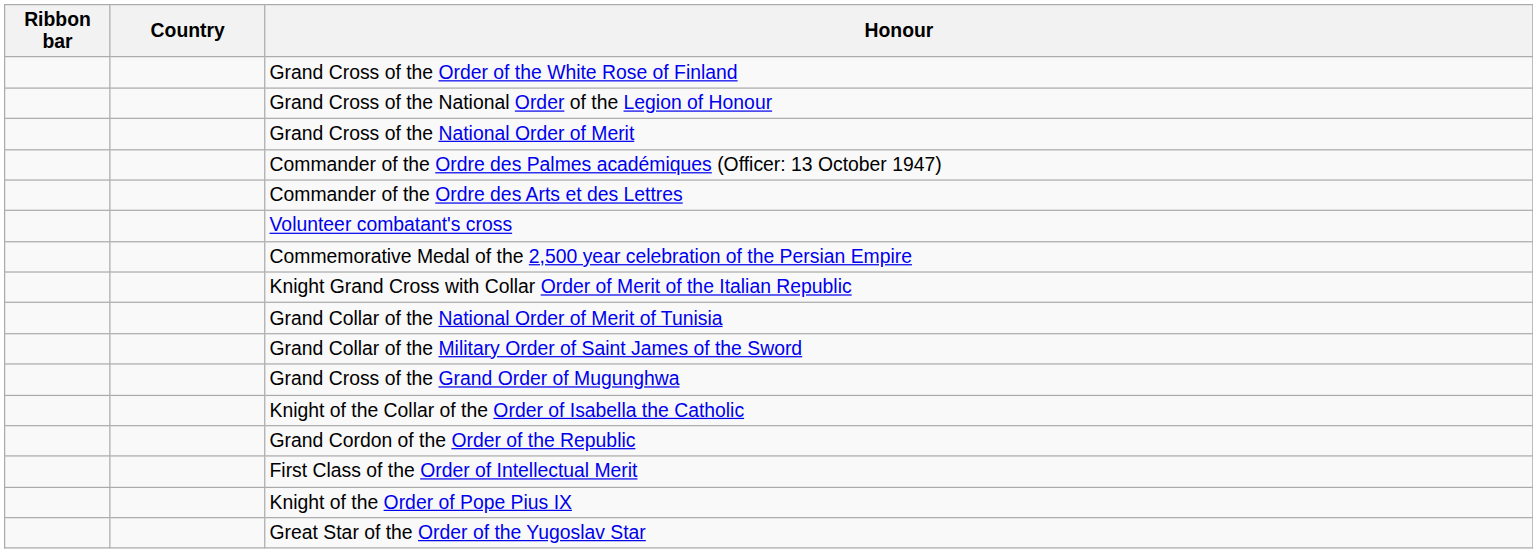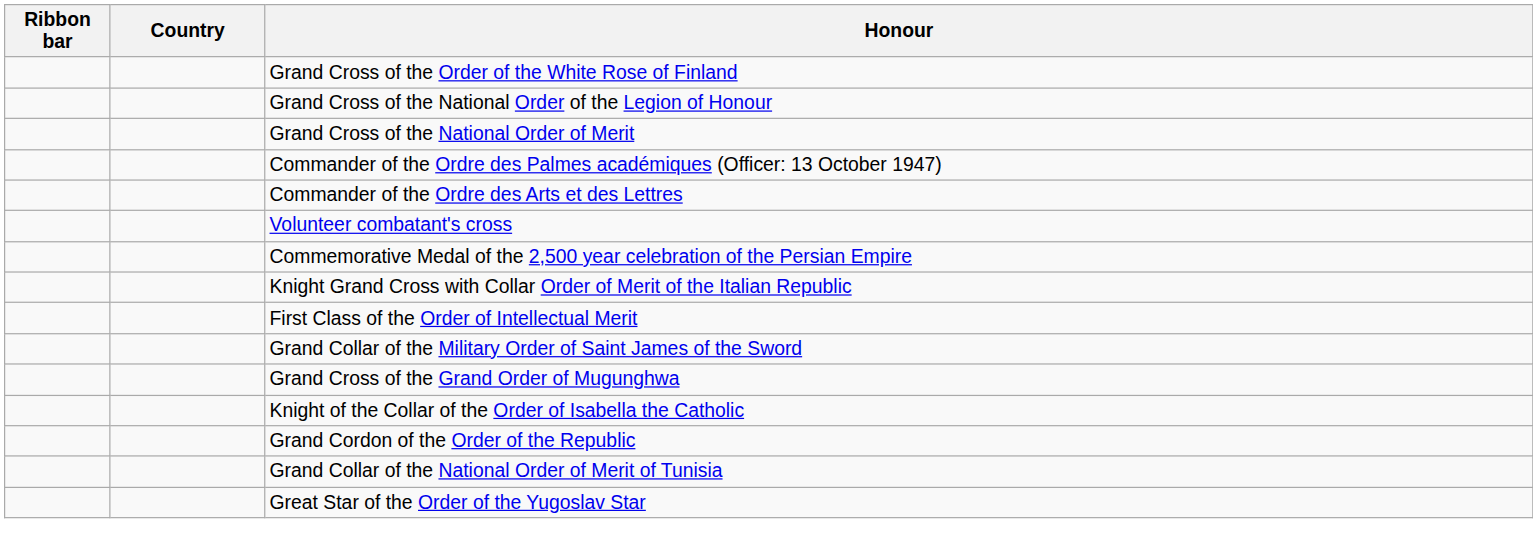rows swapped: (454, 471) <-> (496, 317)
- row: (421, 502)
